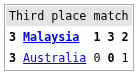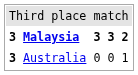(97, 37) 1 -> (97, 37) 3
(111, 58) bold -> (111, 58) normal
